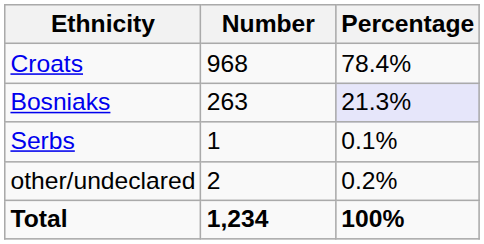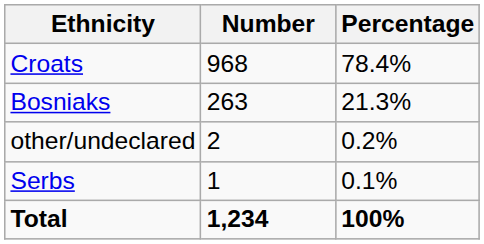(376, 102) lavender background -> (376, 102) no background
rows swapped: (43, 141) <-> (103, 180)
